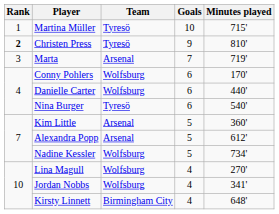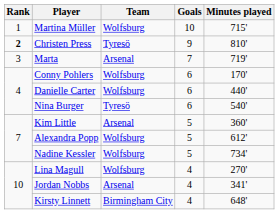(117, 28) Tyresö -> (124, 28) Wolfsburg
(119, 138) Arsenal -> (124, 138) Wolfsburg
(124, 185) Wolfsburg -> (119, 185) Arsenal
